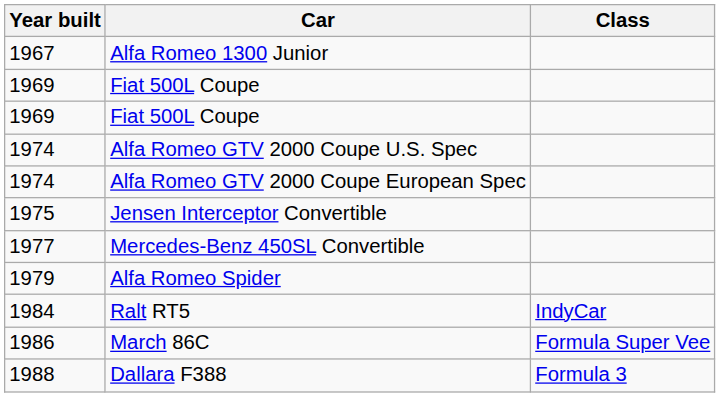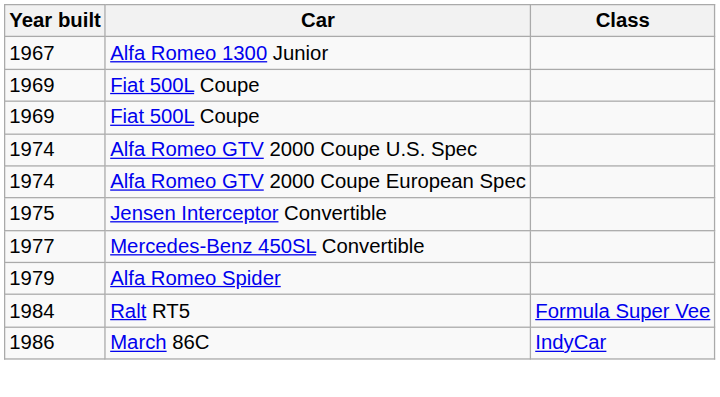(571, 310) IndyCar -> (623, 310) Formula Super Vee
(623, 342) Formula Super Vee -> (571, 342) IndyCar
- row: (32, 375)
